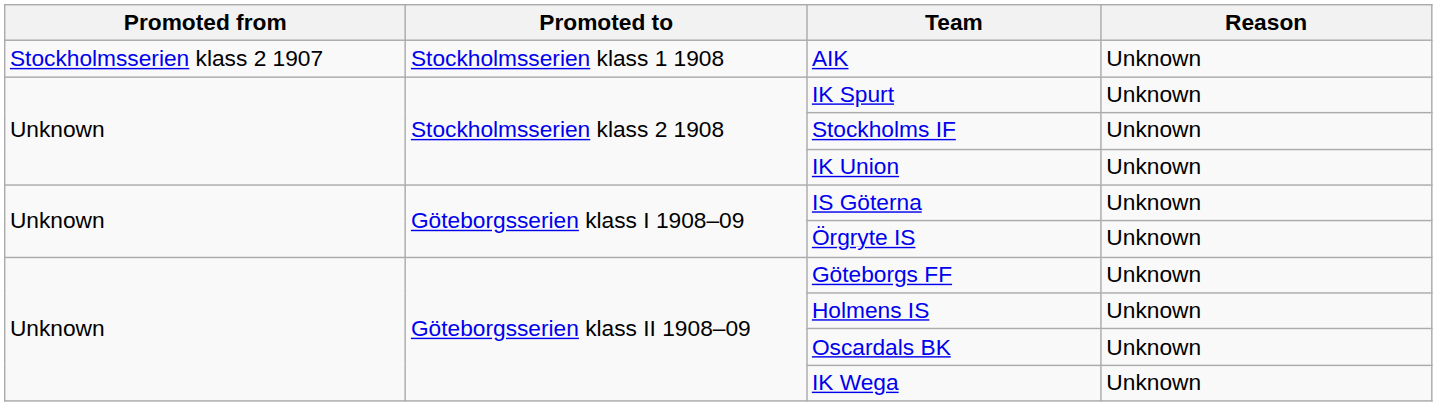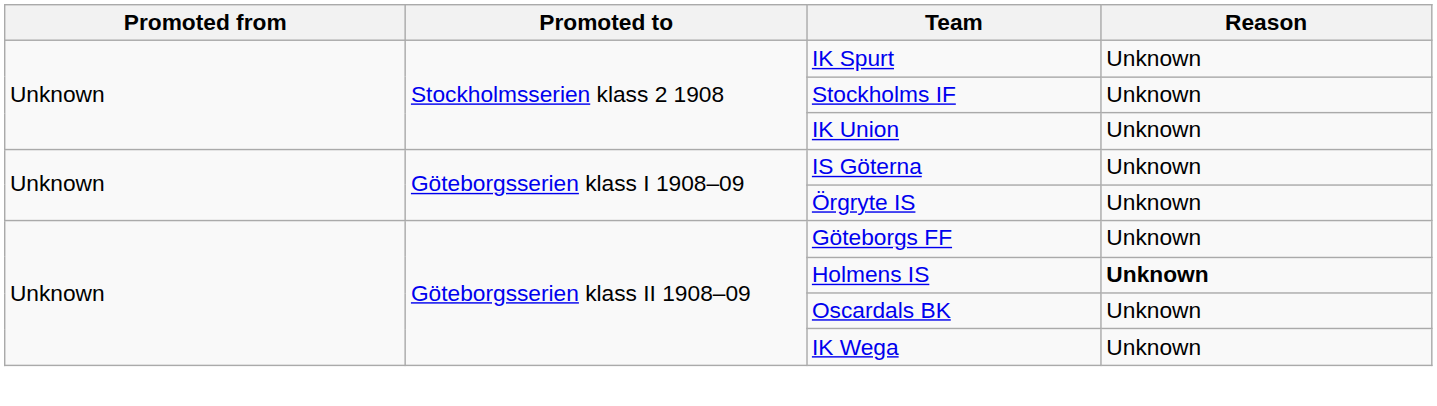- row: (830, 58)
(1154, 310) normal -> (1157, 274) bold
